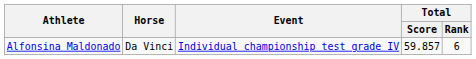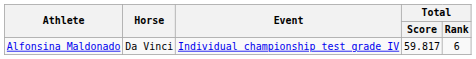(422, 46) 59.857 -> (422, 46) 59.817
